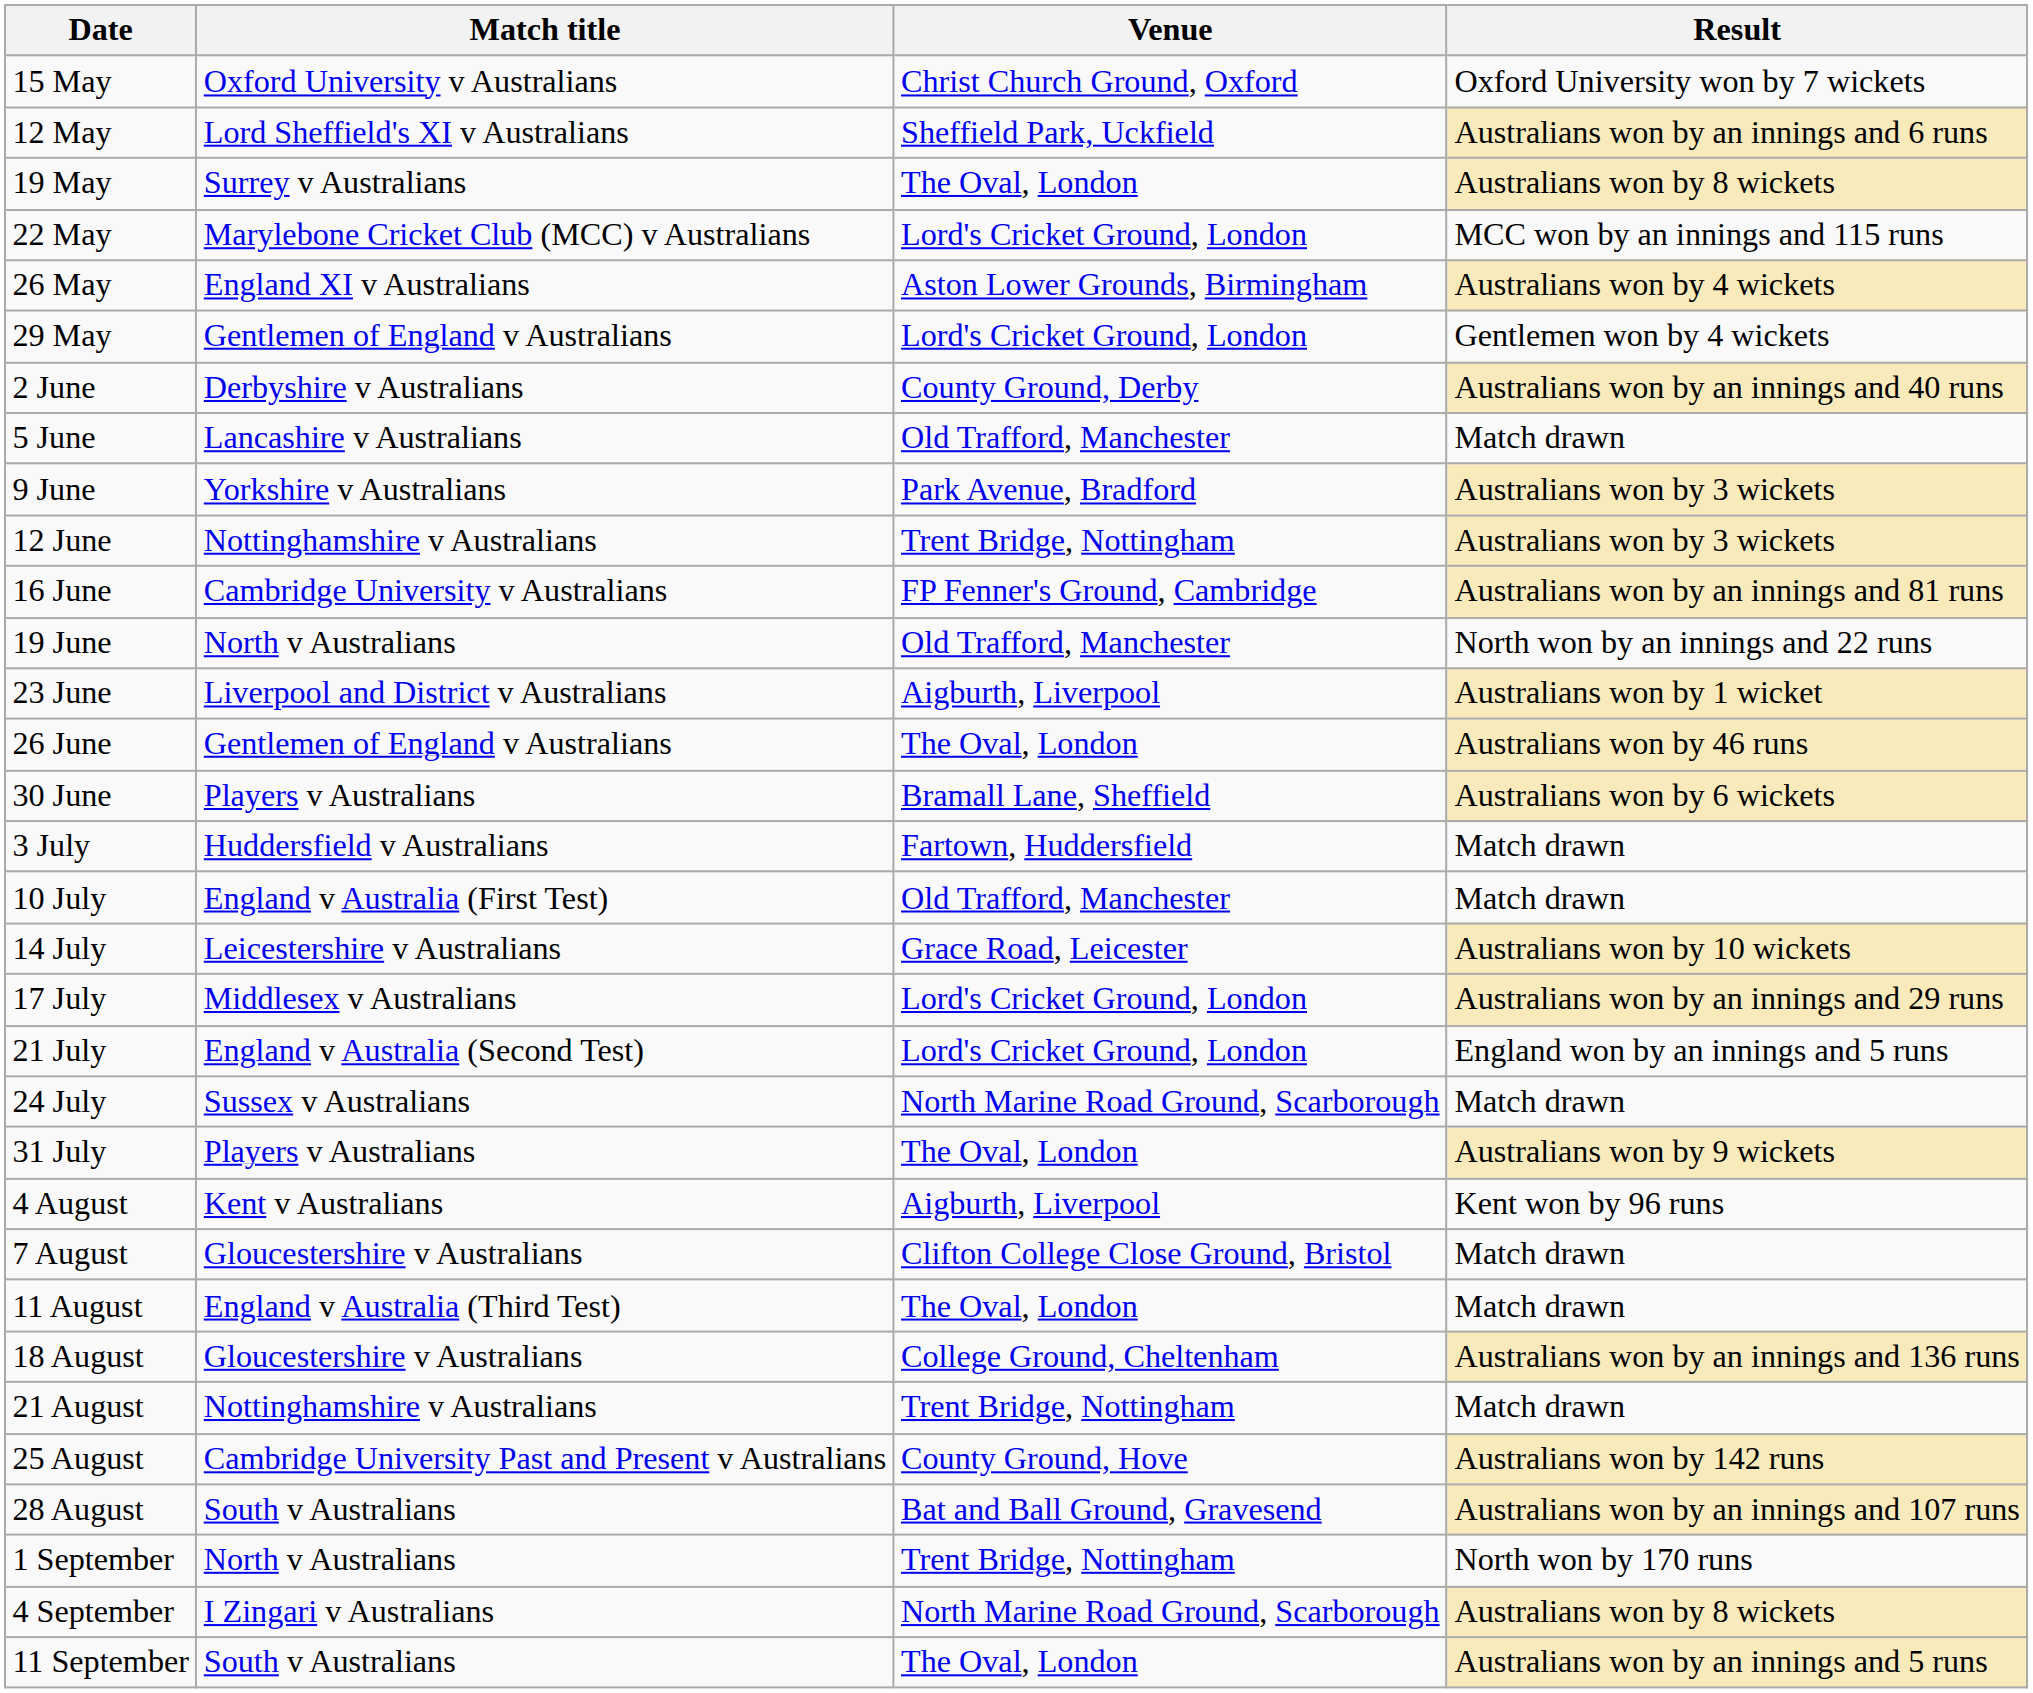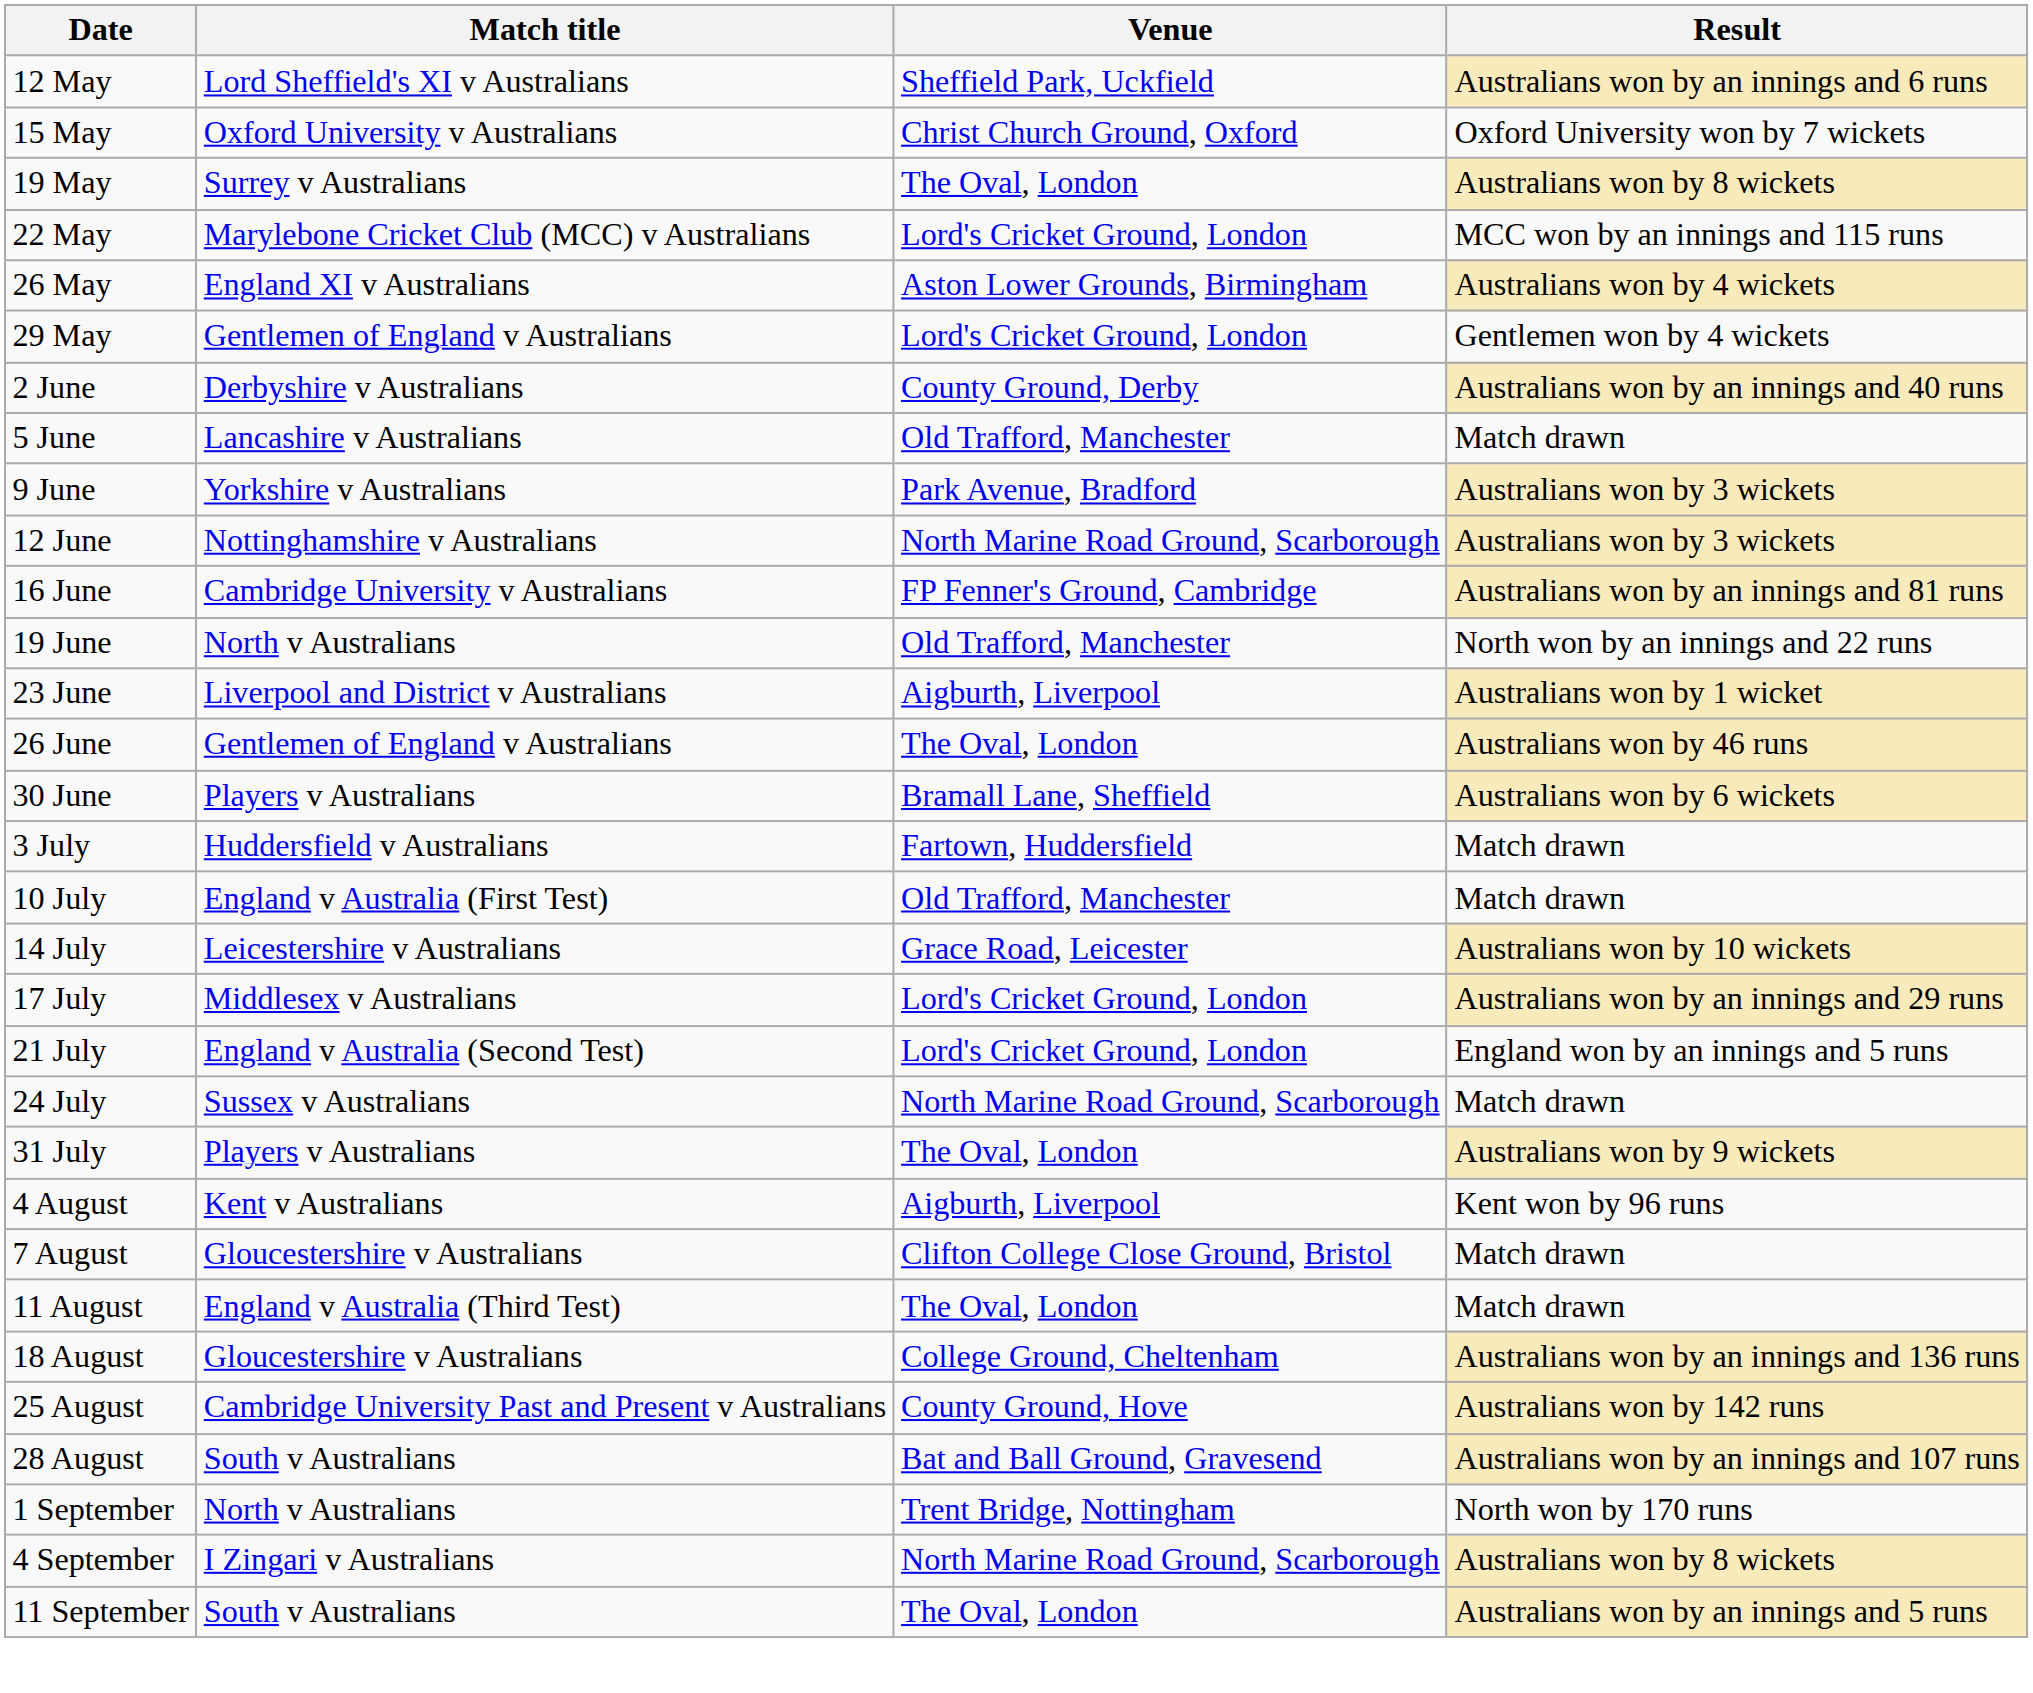rows swapped: (62, 132) <-> (62, 81)
(1068, 540) Trent Bridge, Nottingham -> (1170, 540) North Marine Road Ground, Scarborough
- row: (78, 1407)
